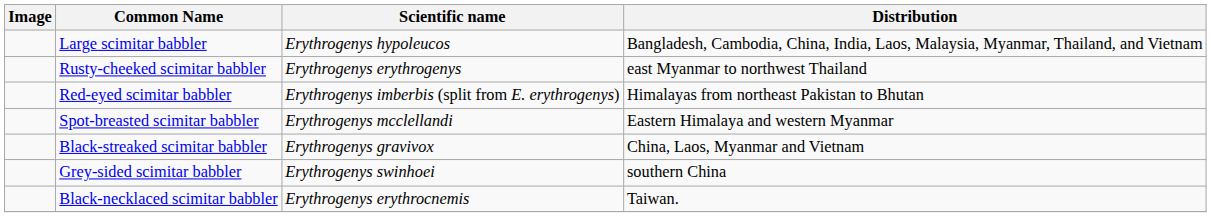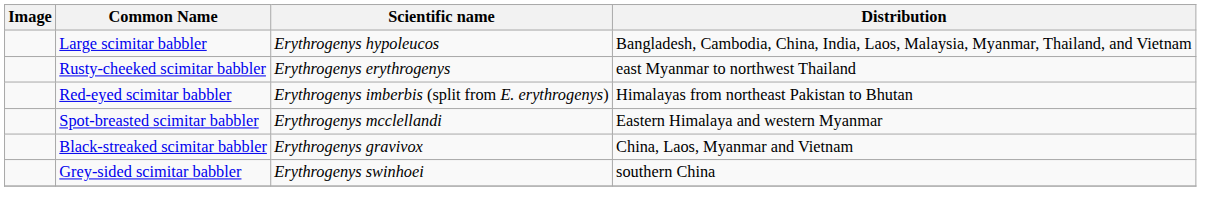- row: (169, 198)
